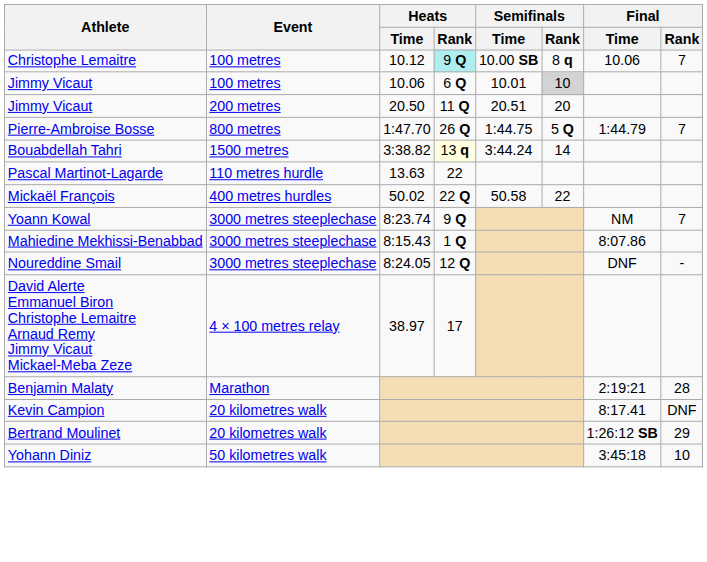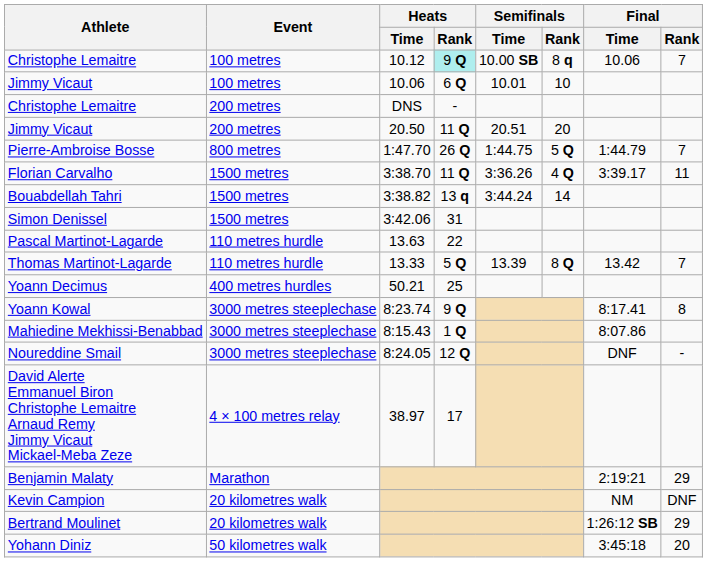(562, 84) lightgrey background -> (562, 84) no background
+ row: (72, 106)
+ row: (60, 174)
(455, 151) lightyellow background -> (455, 196) no background
+ row: (57, 219)
+ row: (90, 264)
+ row: (57, 286)
- row: (61, 196)
(622, 219) NM -> (622, 309) 8:17.41
(682, 219) 7 -> (682, 309) 8
(682, 388) 28 -> (682, 478) 29
(622, 411) 8:17.41 -> (622, 501) NM
(682, 456) 10 -> (682, 546) 20
